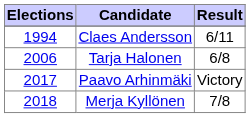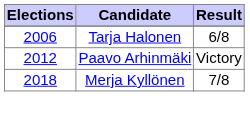- row: (135, 36)
(40, 80) 2017 -> (40, 58) 2012
